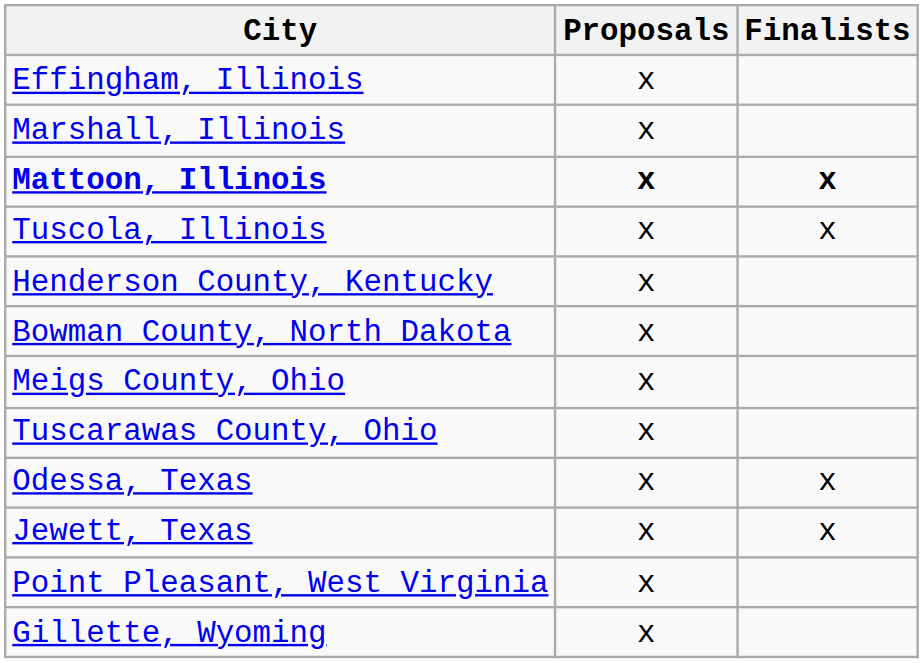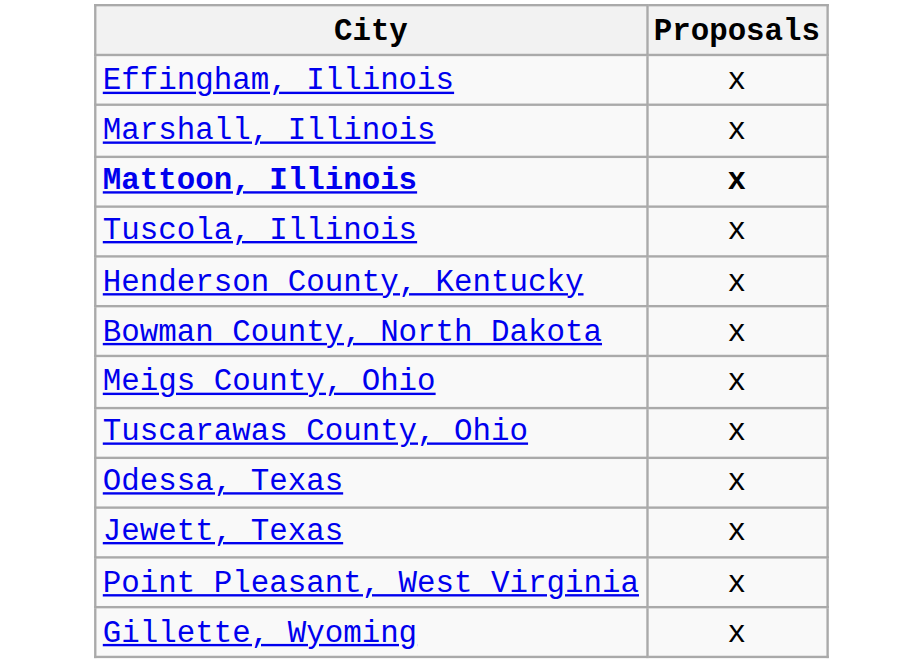- column: (827, 30)
